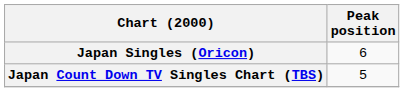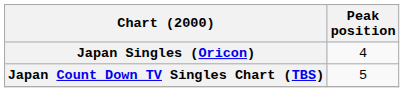(363, 53) 6 -> (363, 53) 4
